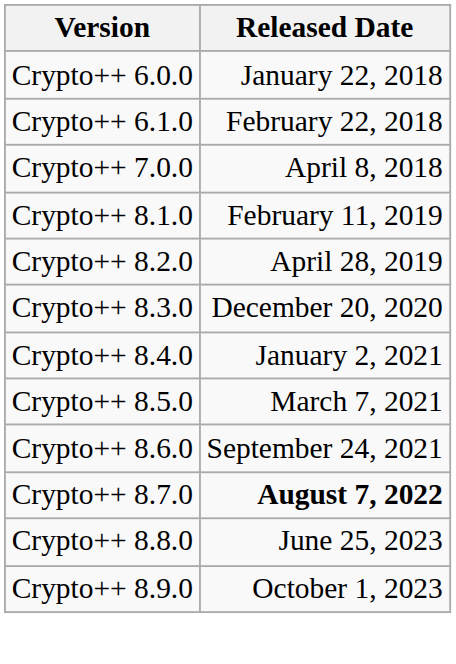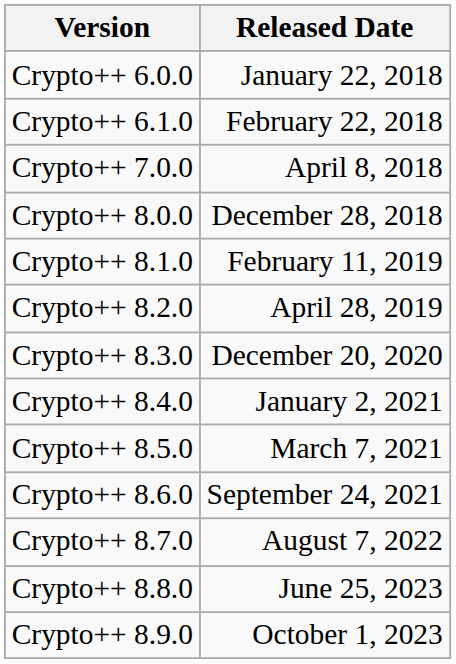+ row: (102, 214)
(350, 494) bold -> (352, 541) normal
